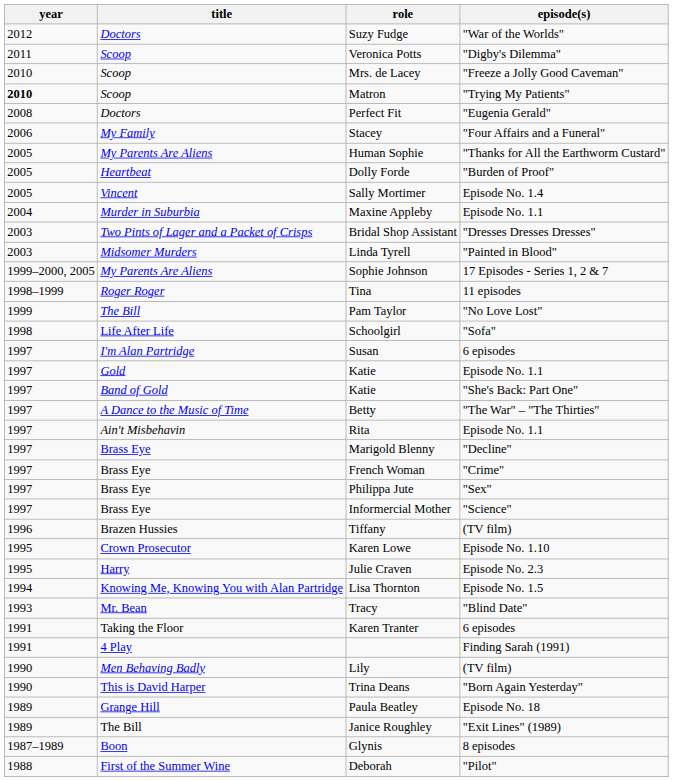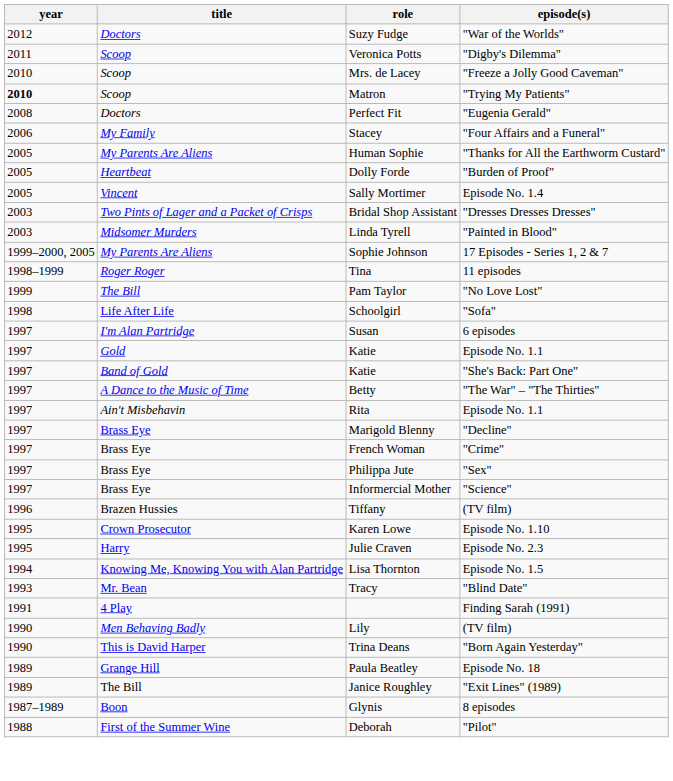- row: (391, 212)
- row: (384, 627)
